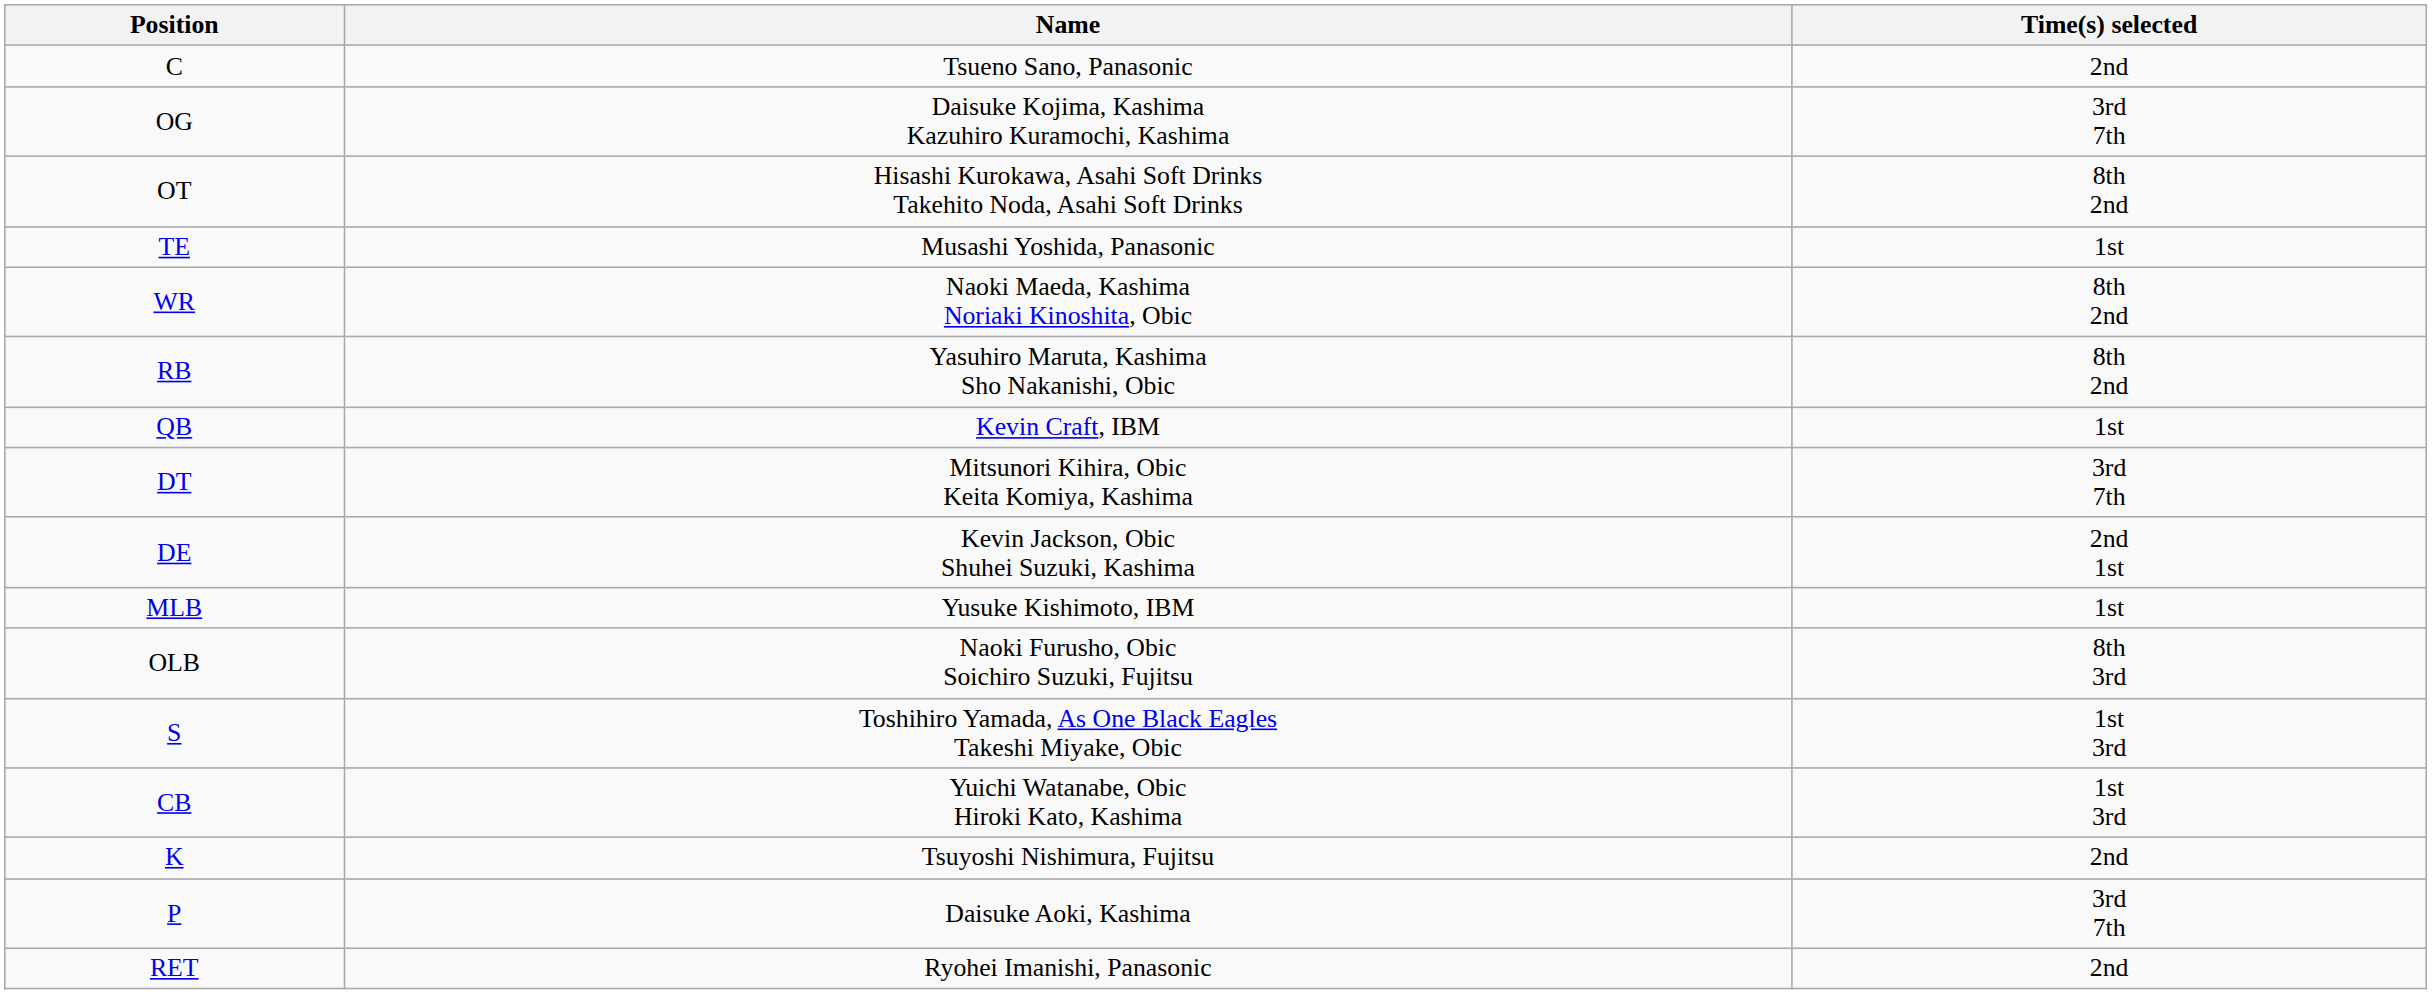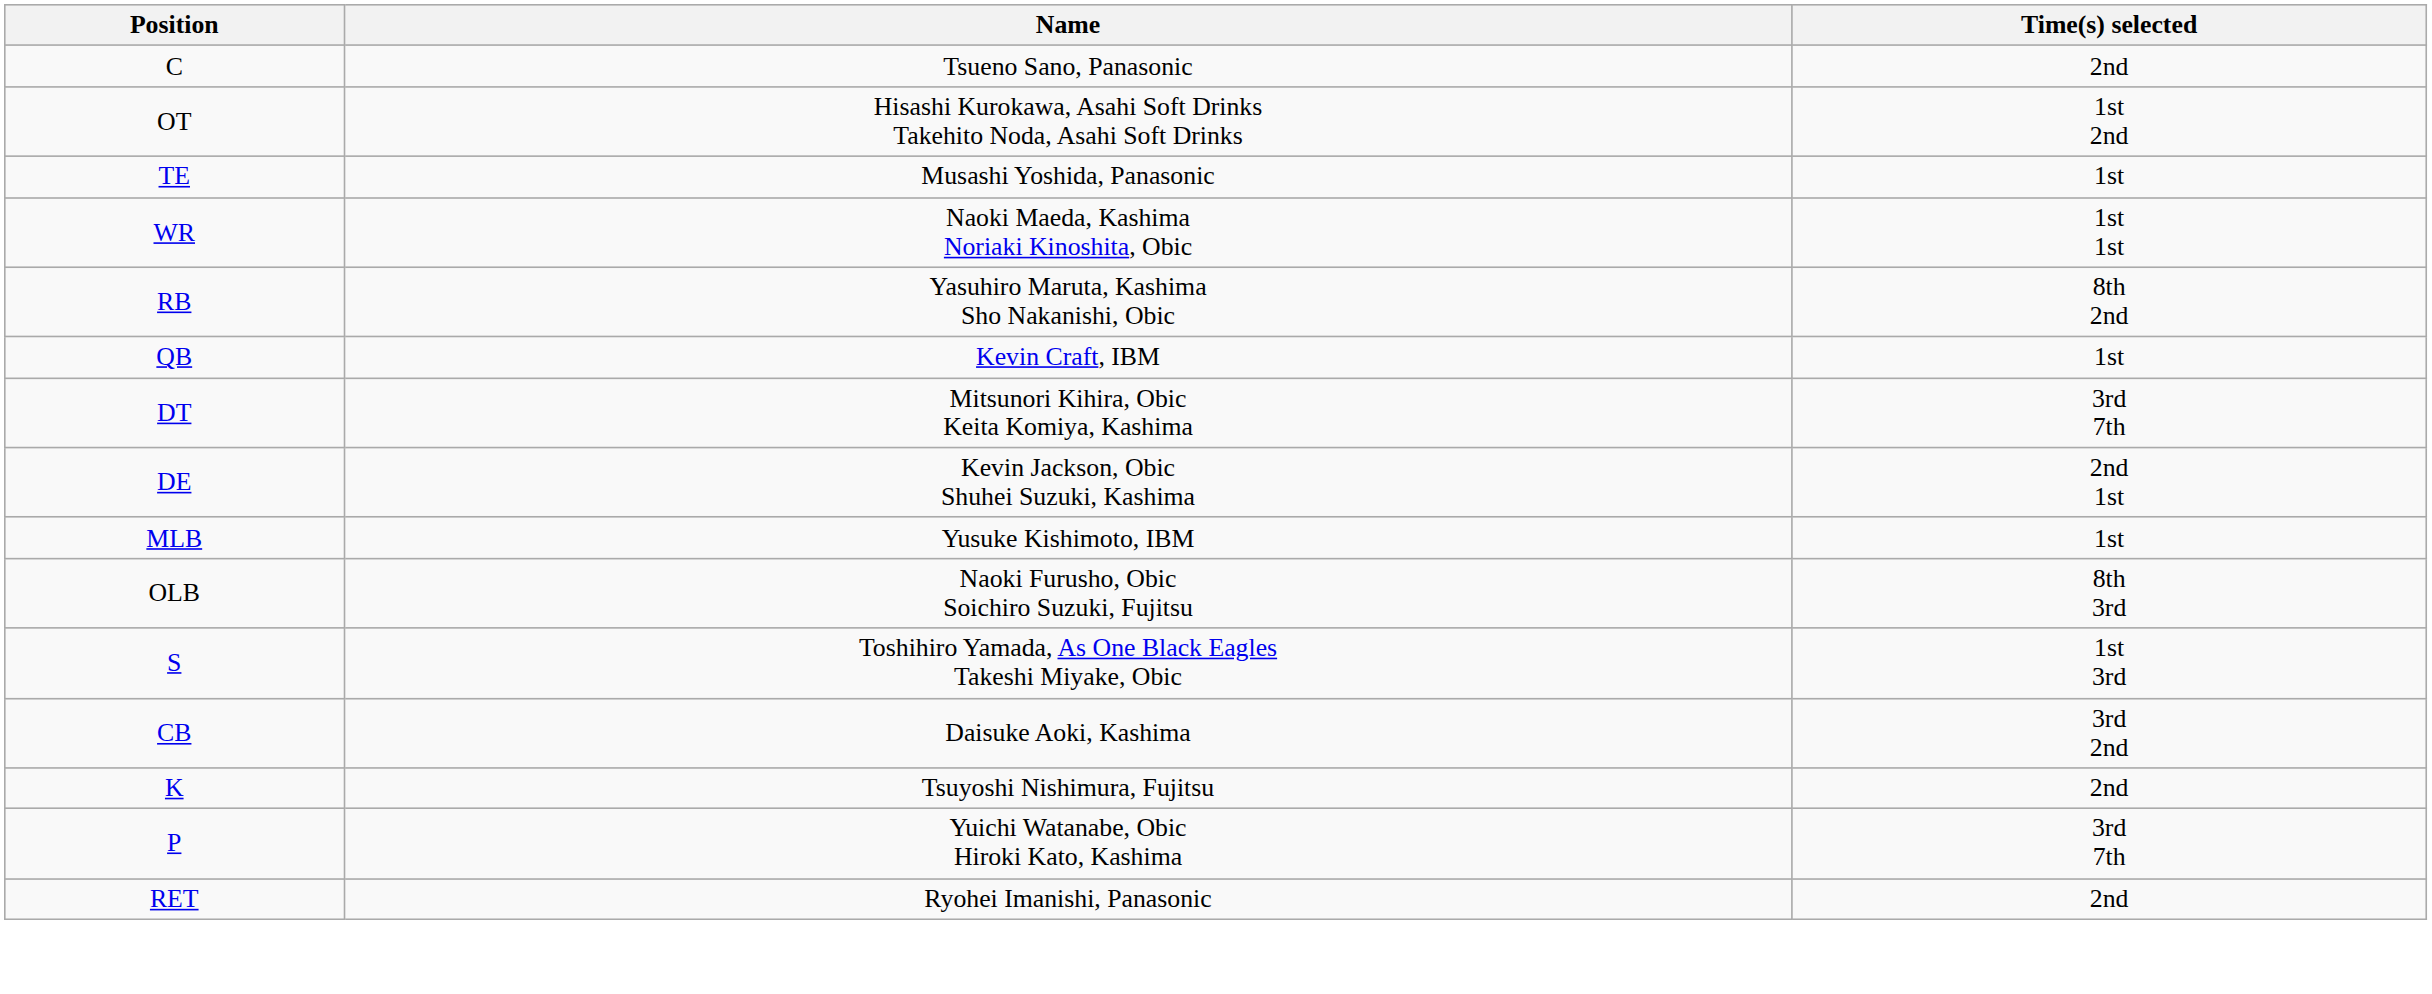- row: (174, 121)
(2109, 190) 8th 2nd -> (2109, 121) 1st 2nd
(2109, 301) 8th 2nd -> (2109, 231) 1st 1st
(1068, 802) Yuichi Watanabe, Obic Hiroki Kato, Kashima -> (1068, 732) Daisuke Aoki, Kashima
(2109, 802) 1st 3rd -> (2109, 732) 3rd 2nd
(1068, 913) Daisuke Aoki, Kashima -> (1068, 843) Yuichi Watanabe, Obic Hiroki Kato, Kashima
